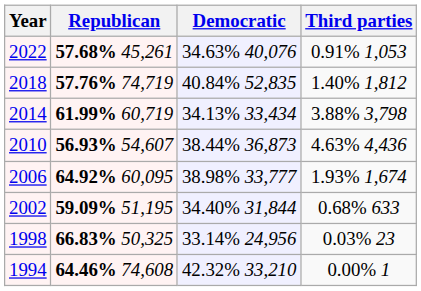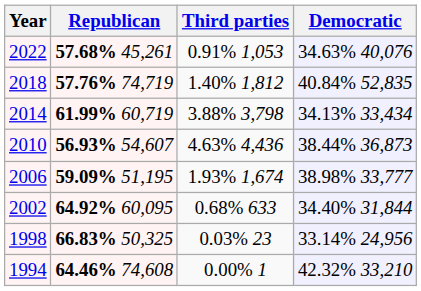columns swapped: (239, 20) <-> (359, 20)
(114, 176) 64.92% 60,095 -> (114, 176) 59.09% 51,195
(114, 207) 59.09% 51,195 -> (114, 207) 64.92% 60,095
